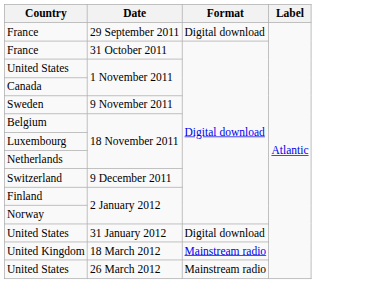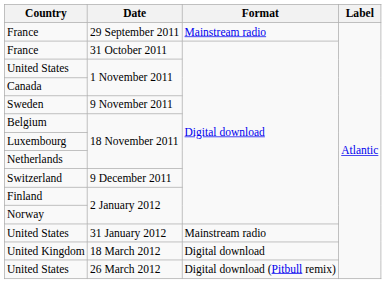(225, 31) Digital download -> (225, 31) Mainstream radio
(225, 232) Digital download -> (225, 232) Mainstream radio
(225, 251) Mainstream radio -> (225, 251) Digital download
(225, 269) Mainstream radio -> (260, 269) Digital download (Pitbull remix)
